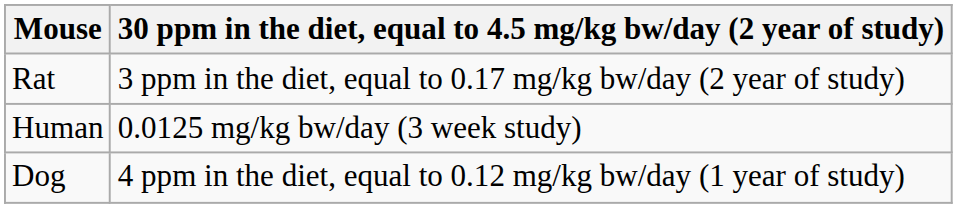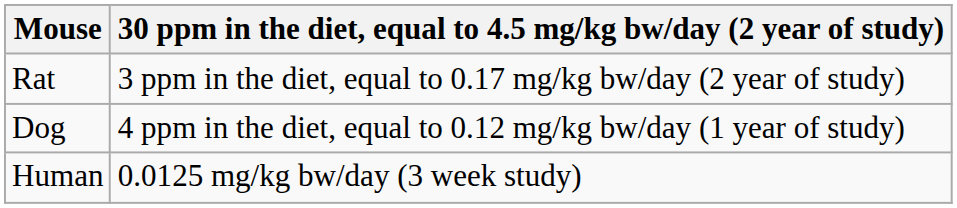rows swapped: (39, 176) <-> (58, 127)
